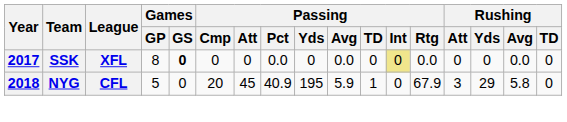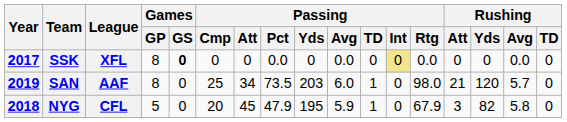+ row: (64, 83)
(278, 83) 40.9 -> (278, 106) 47.9
(487, 83) 29 -> (487, 106) 82
